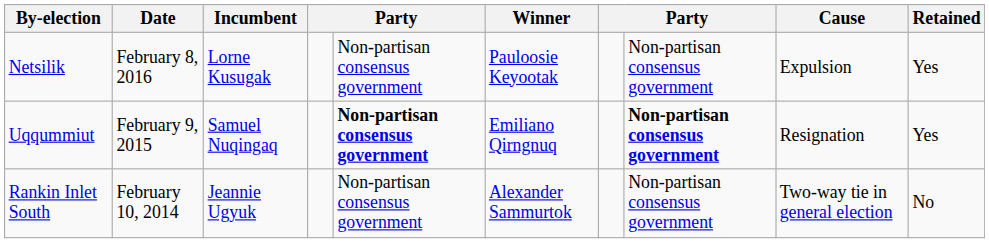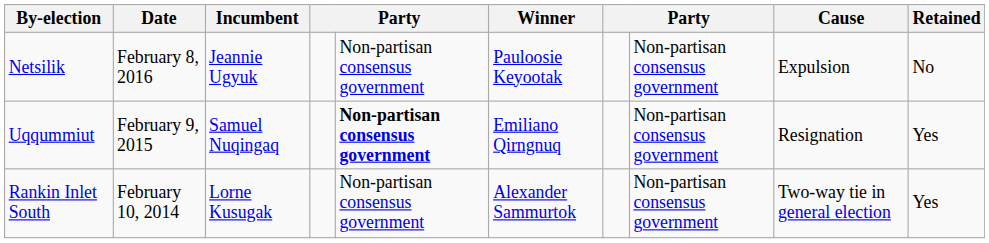(239, 66) Lorne Kusugak -> (236, 66) Jeannie Ugyuk
(925, 66) Yes -> (923, 66) No
(679, 134) bold -> (680, 134) normal
(234, 202) Jeannie Ugyuk -> (241, 202) Lorne Kusugak
(923, 202) No -> (925, 202) Yes
